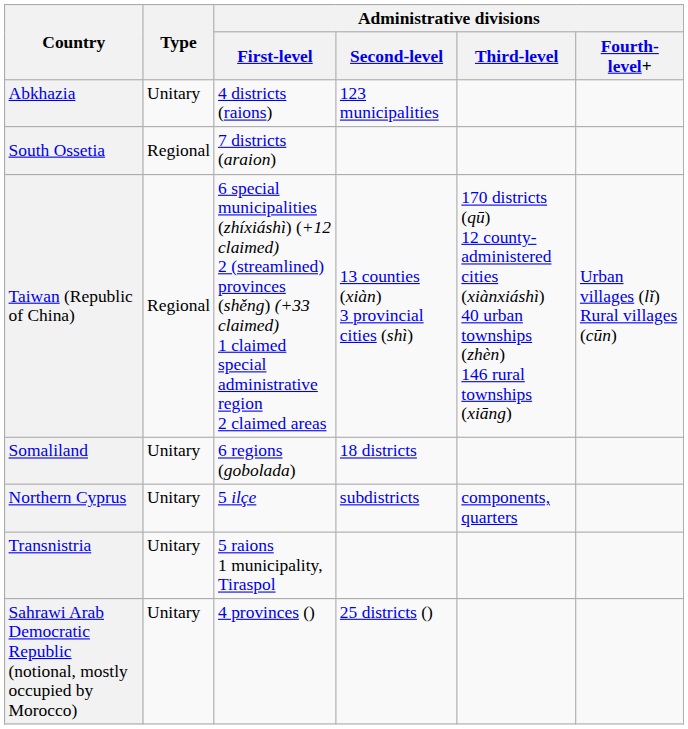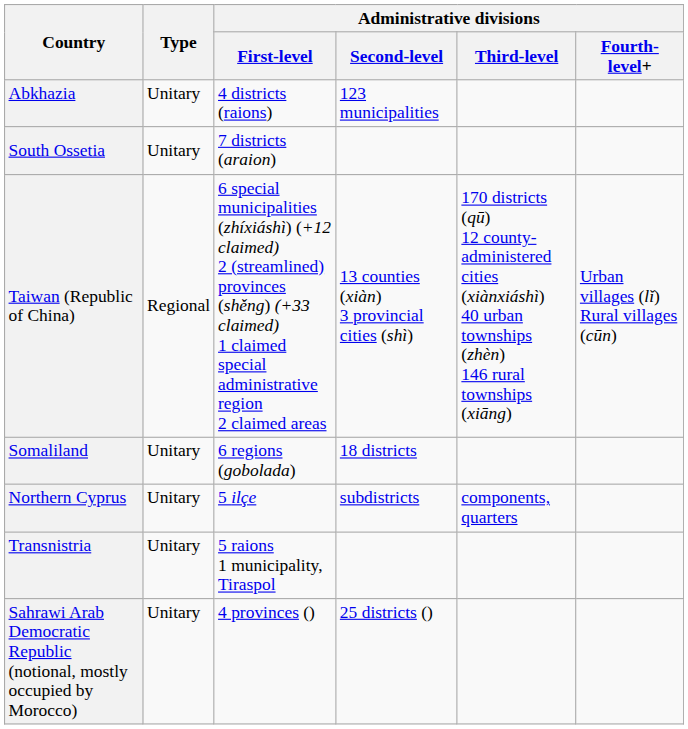(179, 150) Regional -> (174, 150) Unitary
